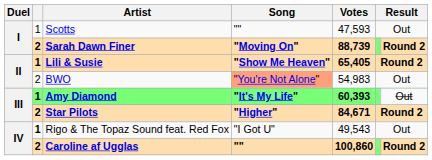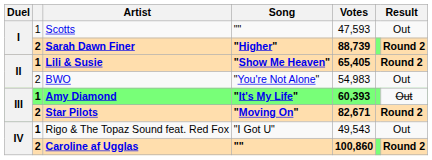(266, 46) "Moving On" -> (256, 46) "Higher"
(277, 79) lightsalmon background -> (277, 79) no background
(256, 113) "Higher" -> (266, 113) "Moving On"
(354, 113) 84,671 -> (354, 113) 82,671
